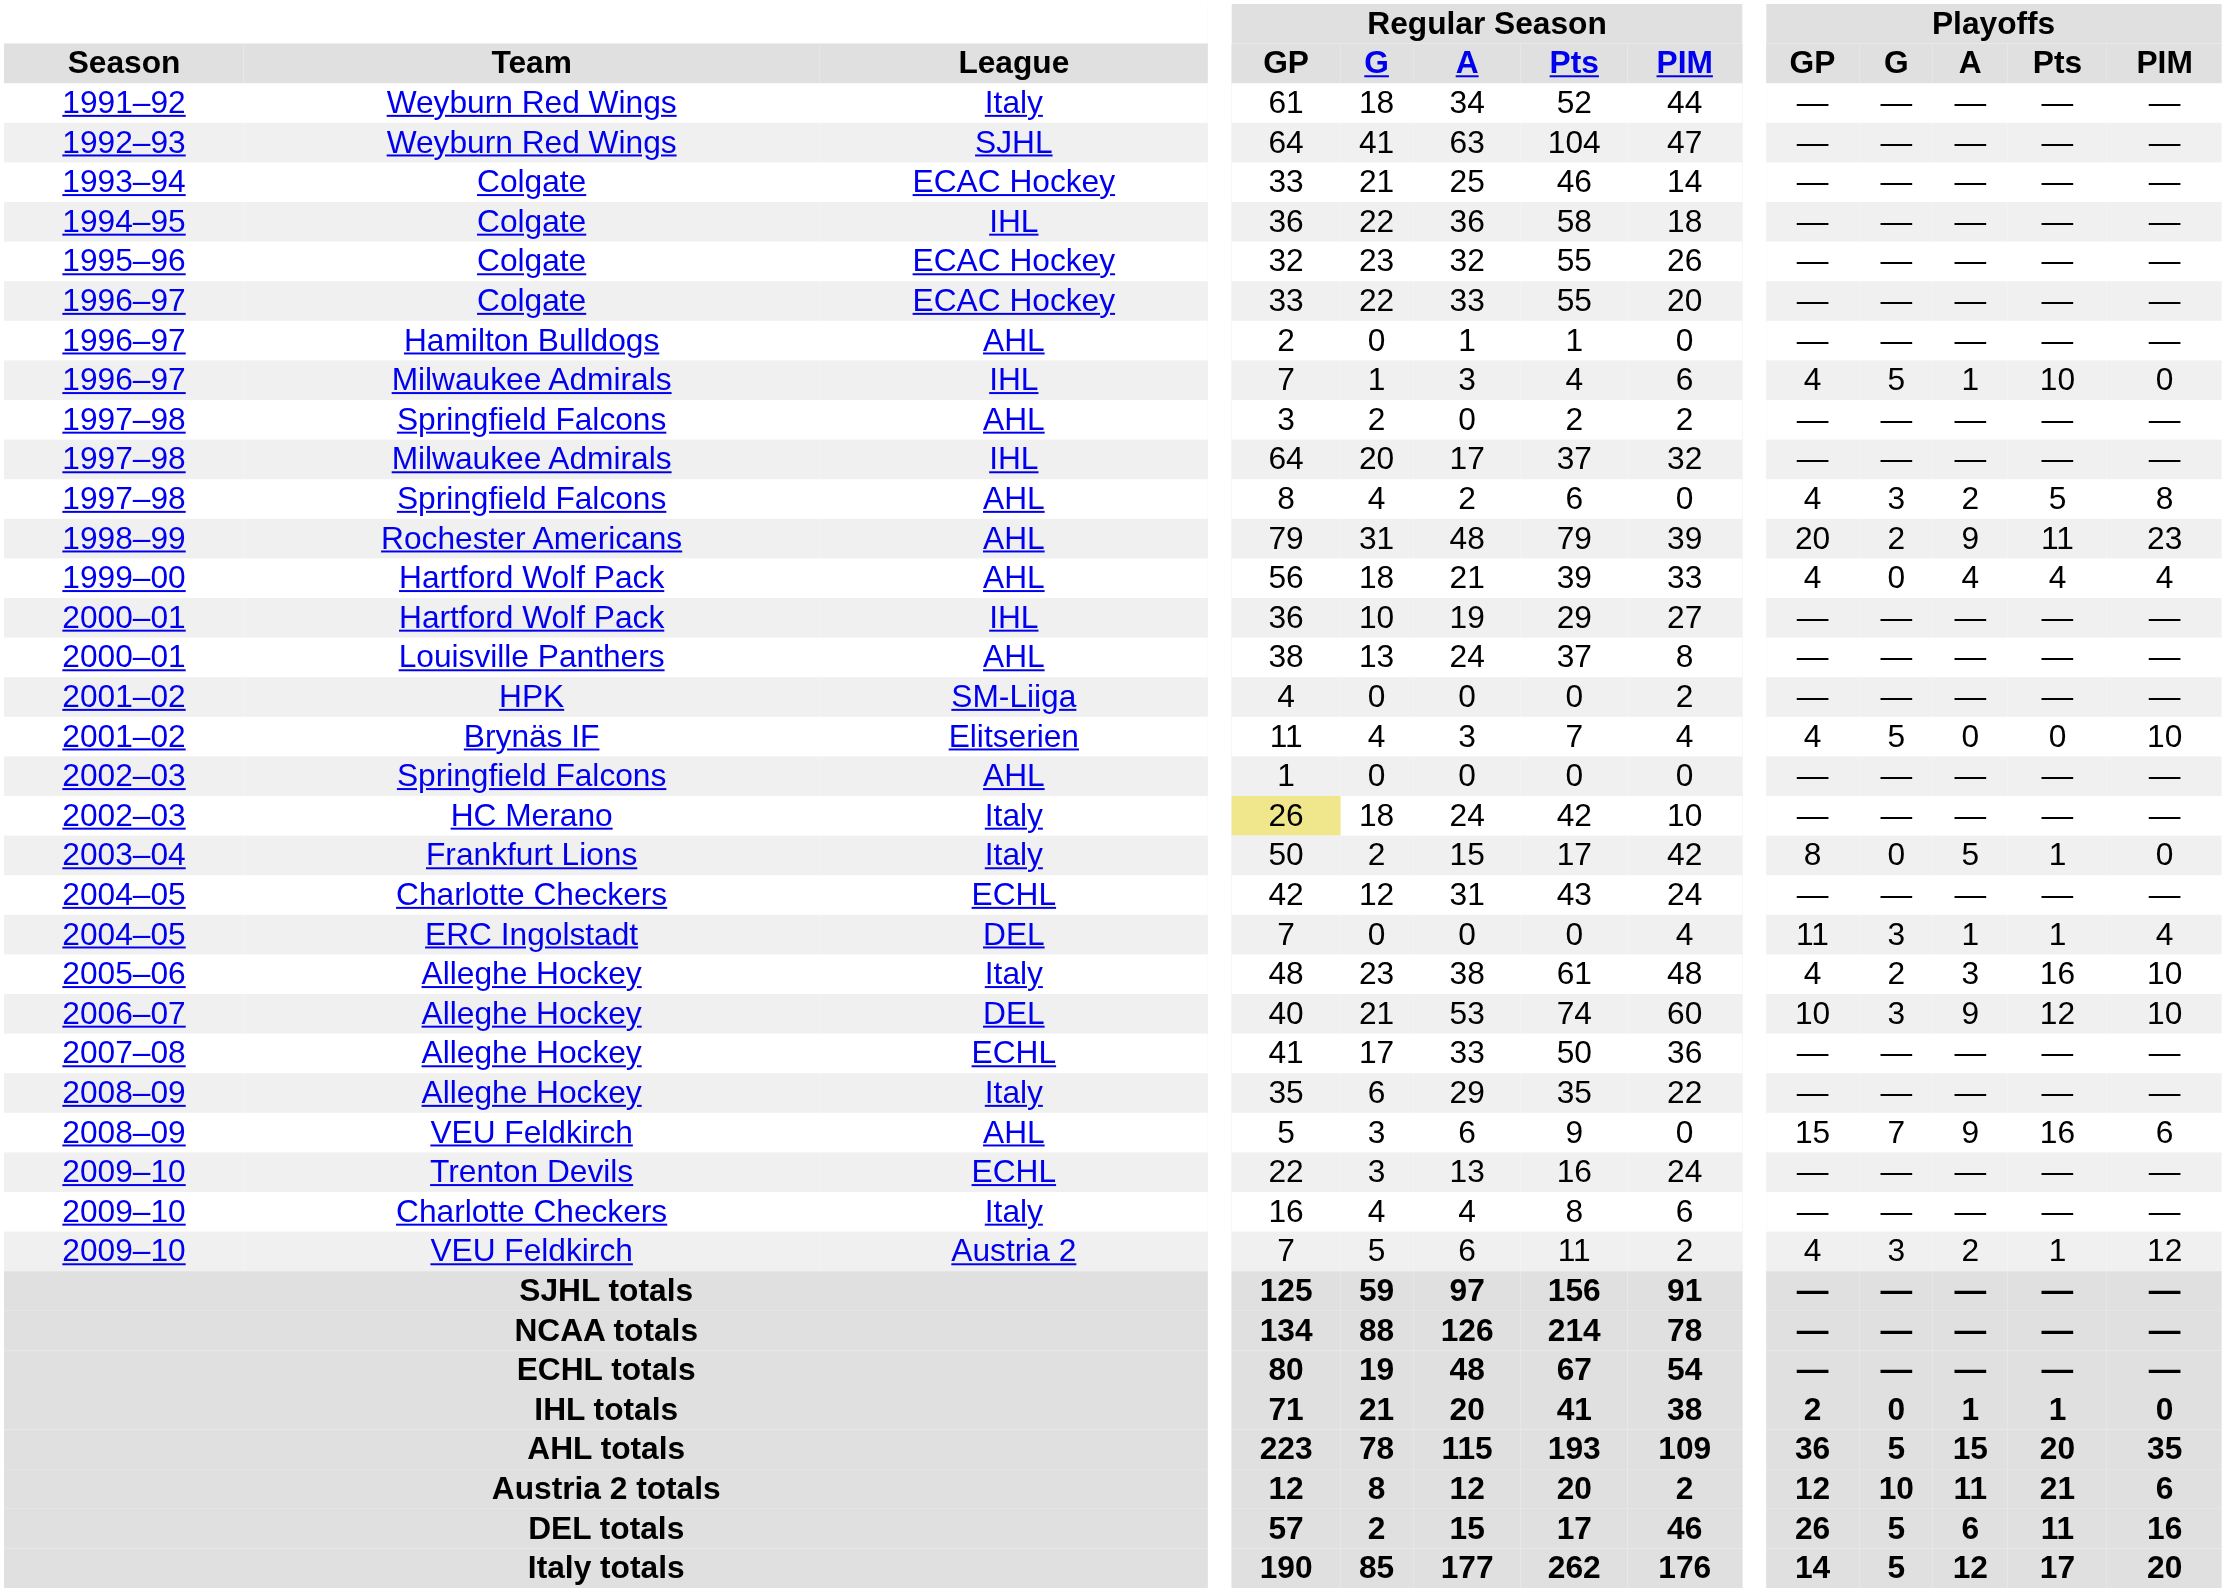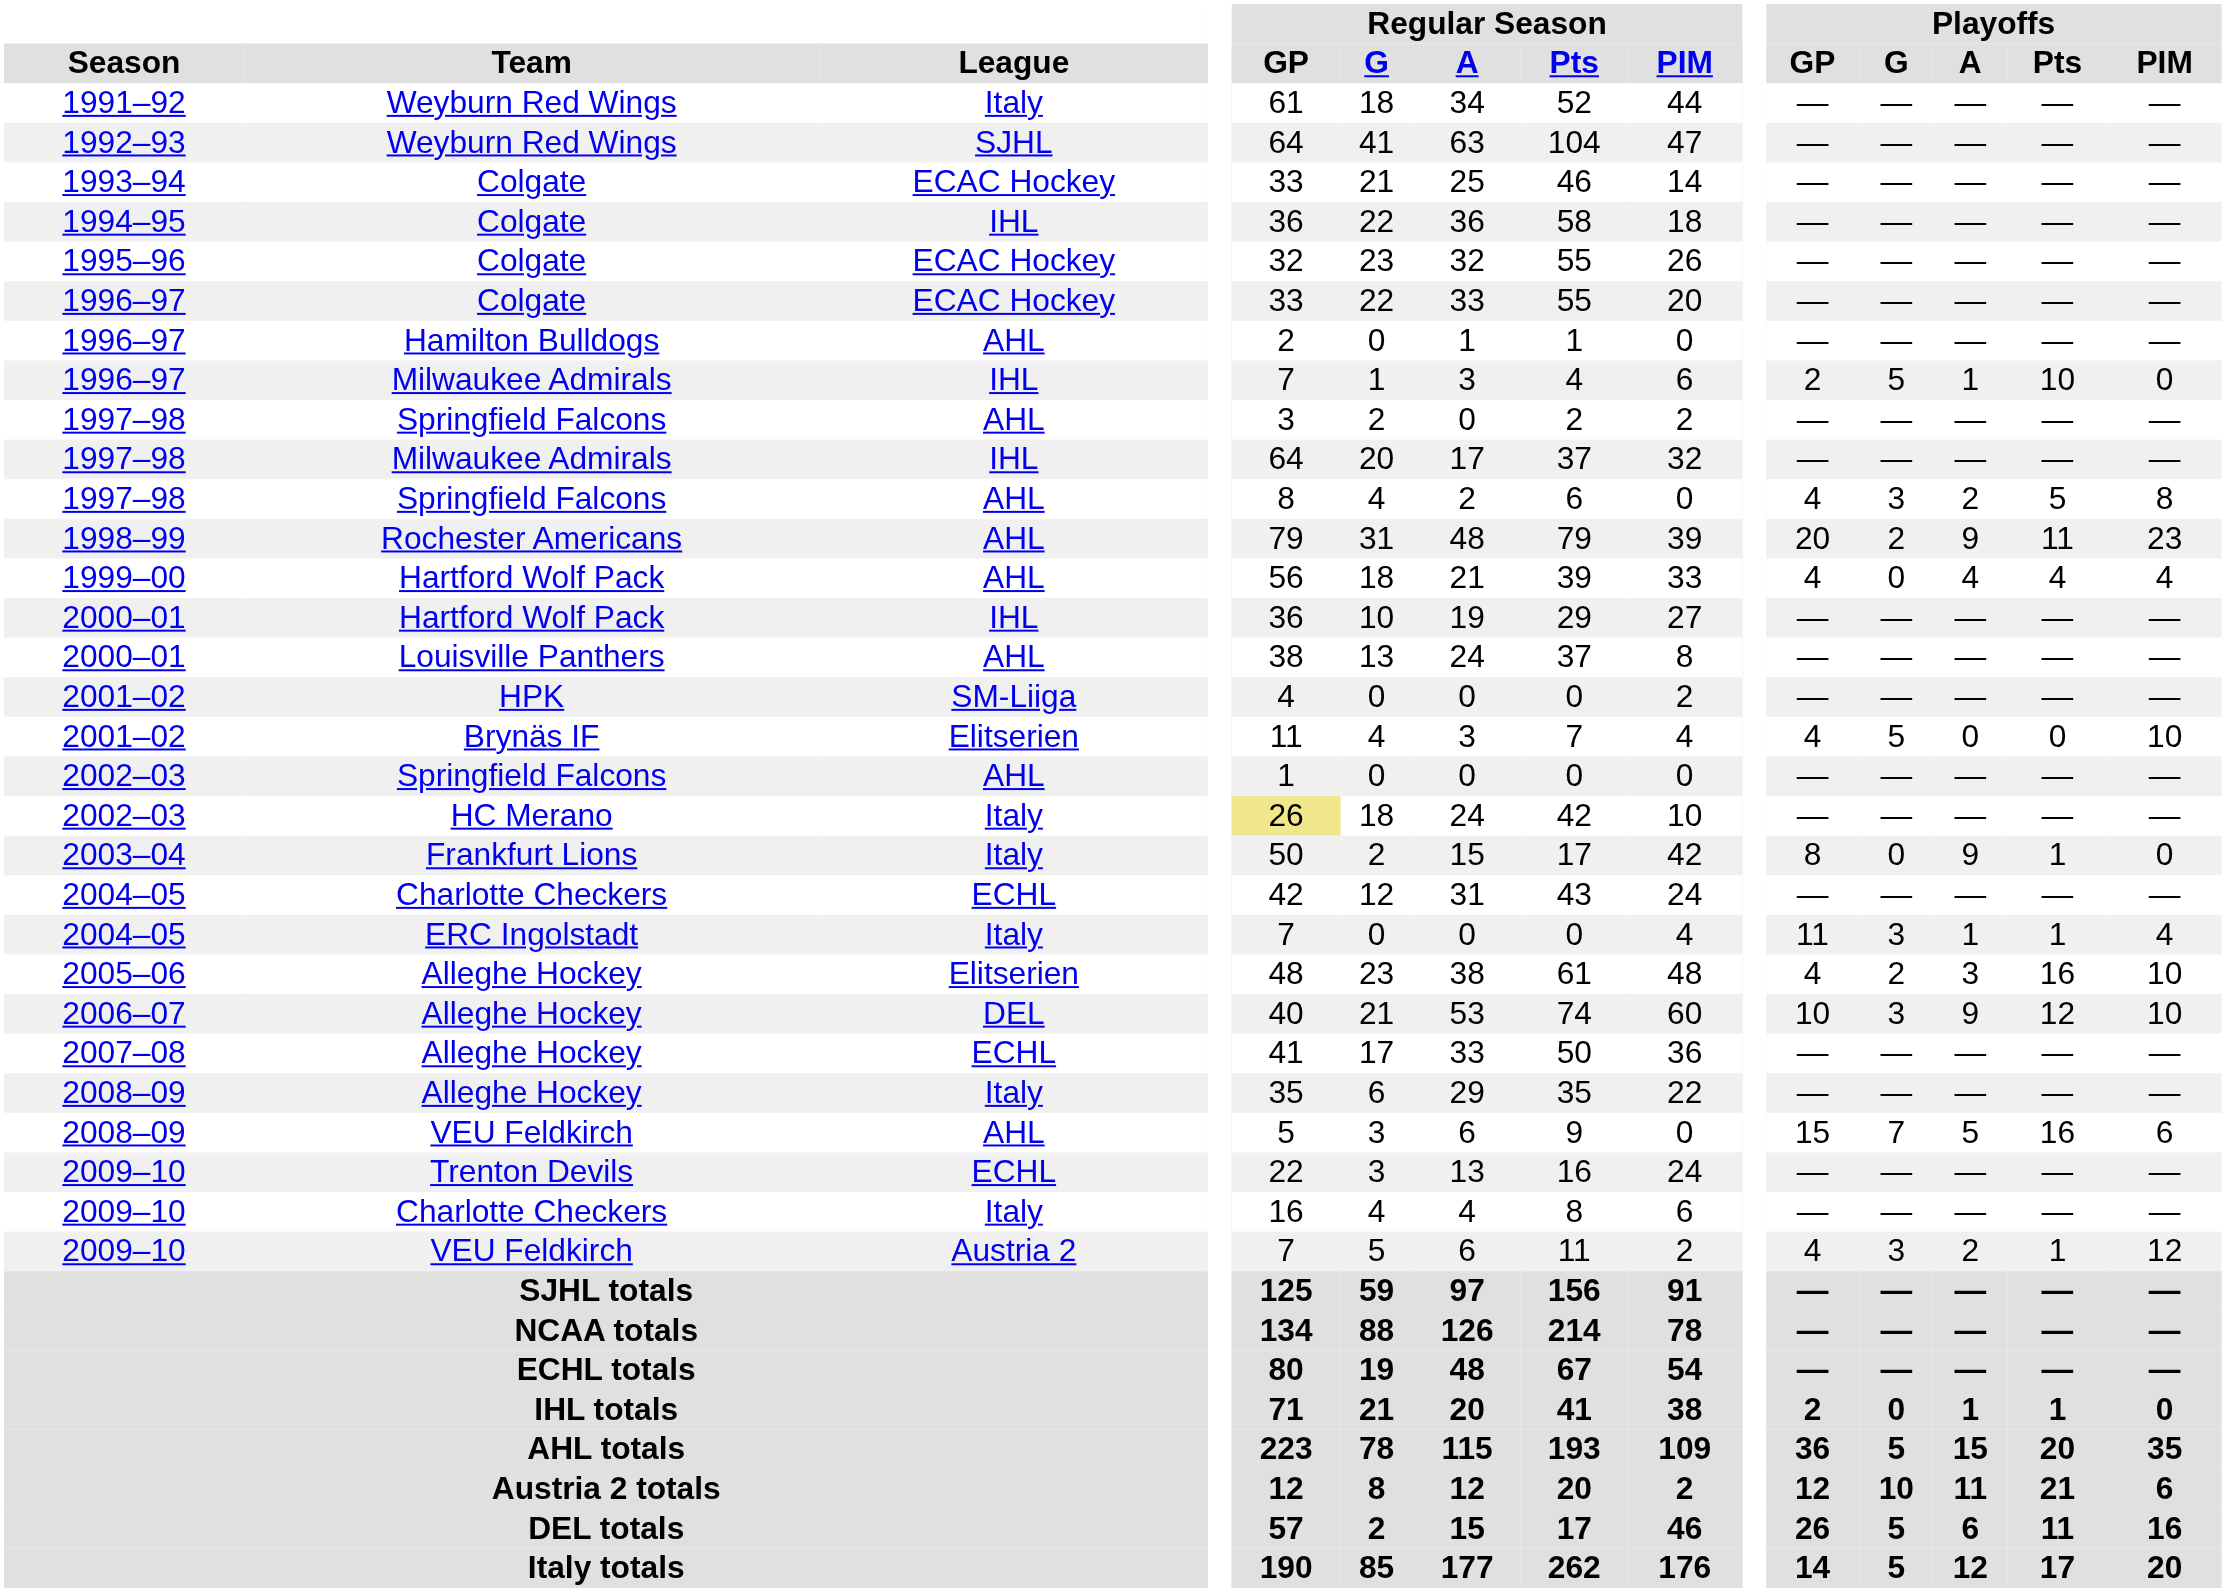(1813, 379) 4 -> (1813, 379) 2
(1970, 854) 5 -> (1970, 854) 9
(1014, 934) DEL -> (1014, 934) Italy
(1014, 973) Italy -> (1014, 973) Elitserien
(1970, 1132) 9 -> (1970, 1132) 5
